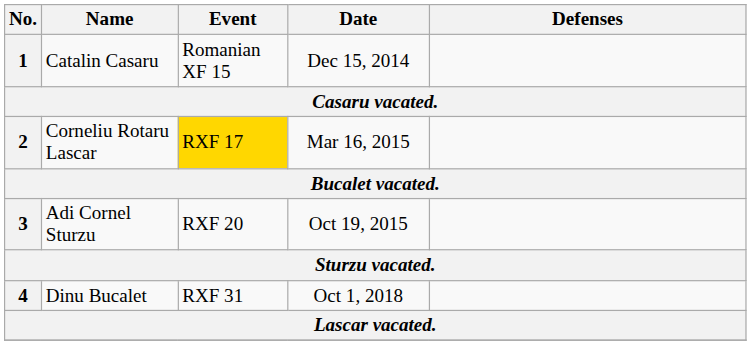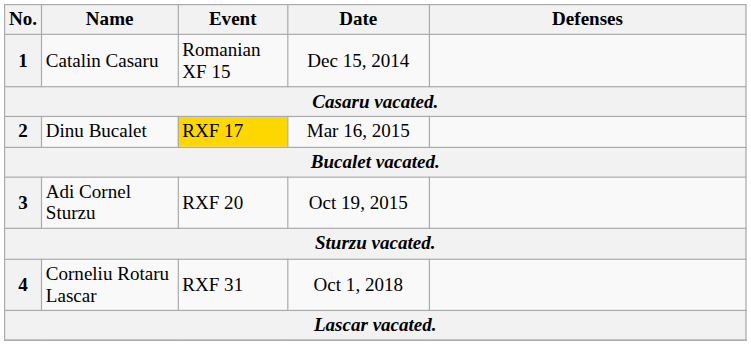(107, 142) Corneliu Rotaru Lascar -> (96, 131) Dinu Bucalet
(96, 295) Dinu Bucalet -> (107, 284) Corneliu Rotaru Lascar
